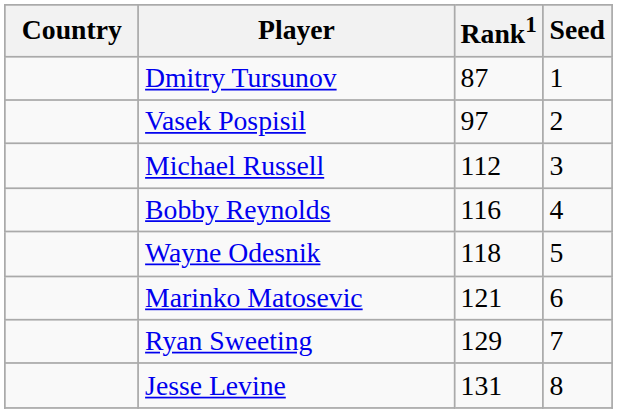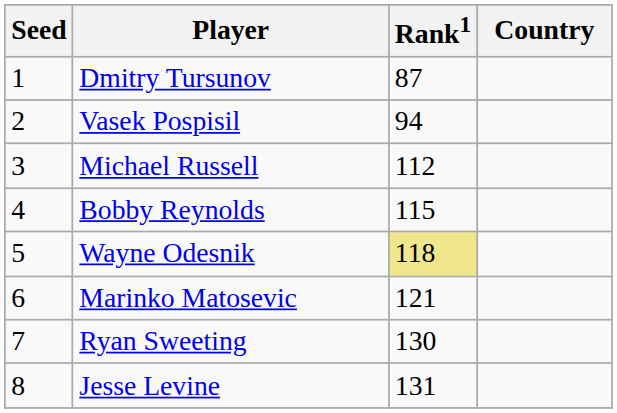columns swapped: (72, 30) <-> (577, 30)
(474, 121) 97 -> (409, 121) 94
(481, 209) 116 -> (415, 209) 115
(481, 253) no background -> (415, 253) khaki background
(481, 341) 129 -> (416, 341) 130
